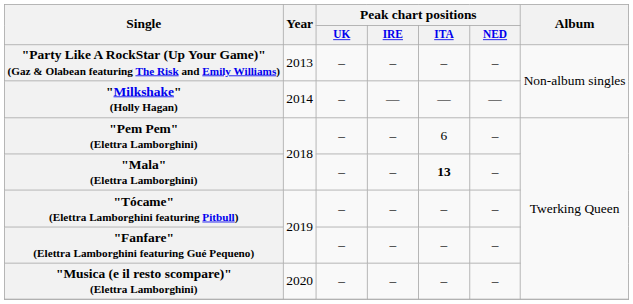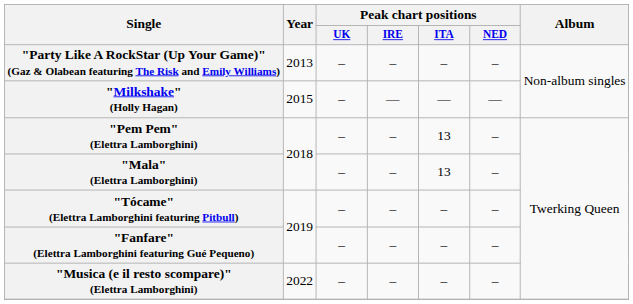(300, 99) 2014 -> (300, 99) 2015
(444, 135) 6 -> (444, 135) 13
(444, 172) bold -> (444, 172) normal
(300, 281) 2020 -> (300, 281) 2022
